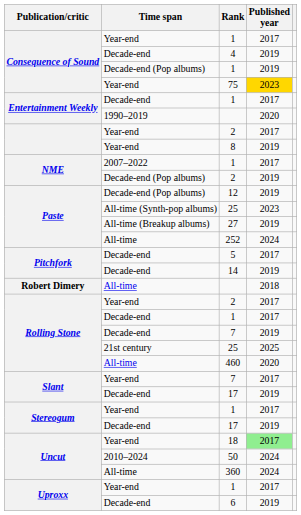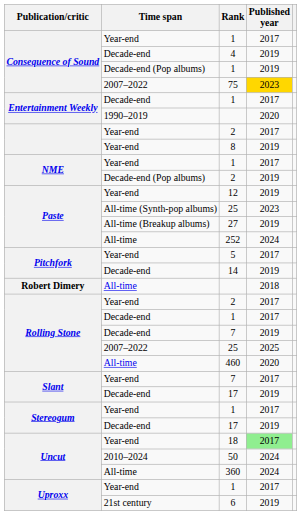(121, 85) Year-end -> (126, 85) 2007–2022
(126, 162) 2007–2022 -> (121, 162) Year-end
(154, 193) Decade-end (Pop albums) -> (121, 193) Year-end
(127, 255) Decade-end -> (121, 255) Year-end
(128, 348) 21st century -> (126, 348) 2007–2022
(127, 503) Decade-end -> (128, 503) 21st century
